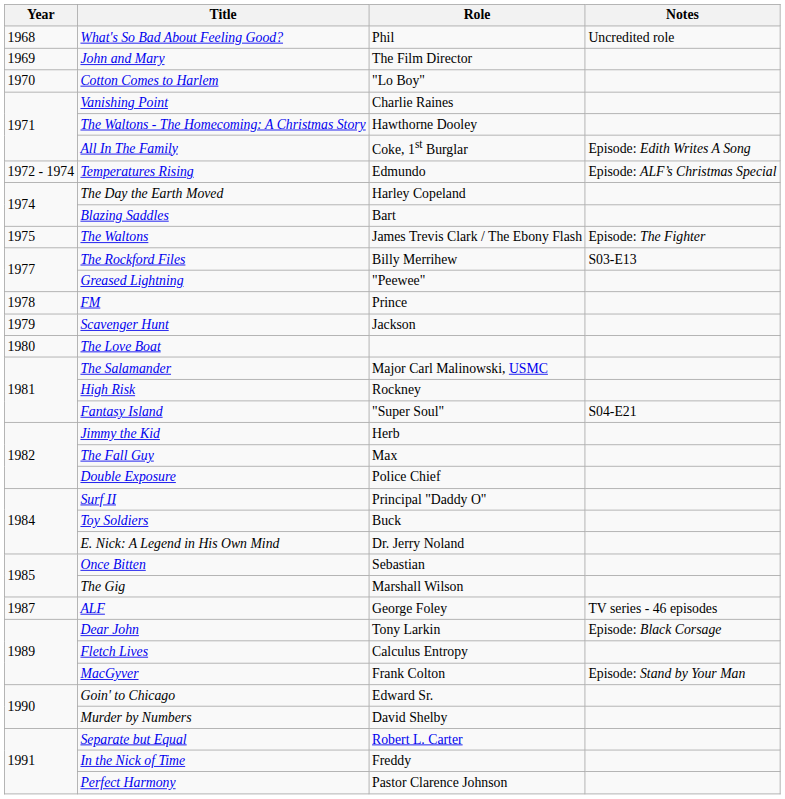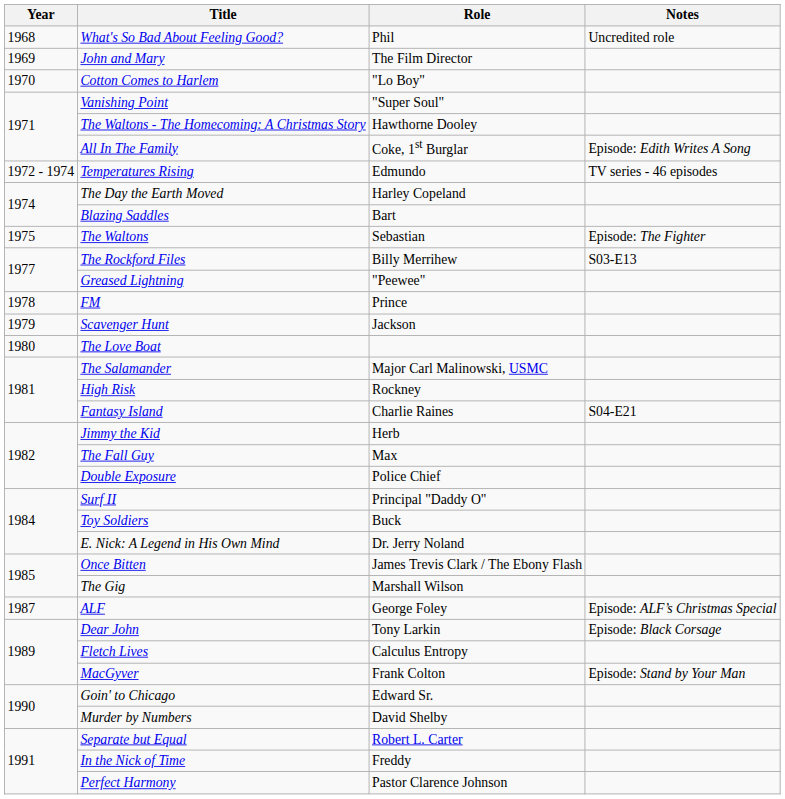(413, 102) Charlie Raines -> (408, 102) "Super Soul"
(682, 171) Episode: ALF’s Christmas Special -> (653, 171) TV series - 46 episodes
(477, 237) James Trevis Clark / The Ebony Flash -> (398, 237) Sebastian
(408, 411) "Super Soul" -> (413, 411) Charlie Raines
(398, 564) Sebastian -> (477, 564) James Trevis Clark / The Ebony Flash
(653, 608) TV series - 46 episodes -> (682, 608) Episode: ALF’s Christmas Special
